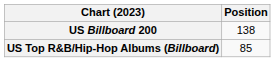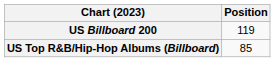(246, 30) 138 -> (246, 30) 119
